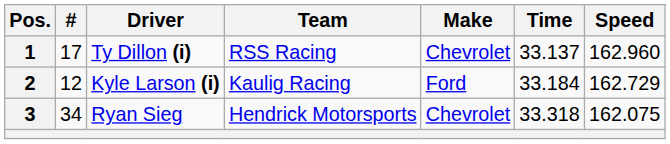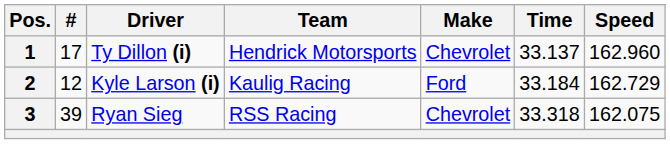(283, 52) RSS Racing -> (323, 52) Hendrick Motorsports
(71, 114) 34 -> (71, 114) 39
(323, 114) Hendrick Motorsports -> (283, 114) RSS Racing
